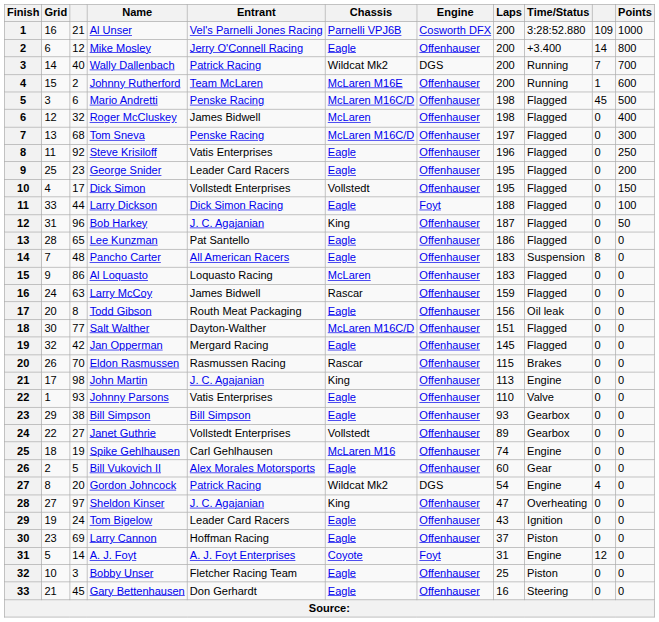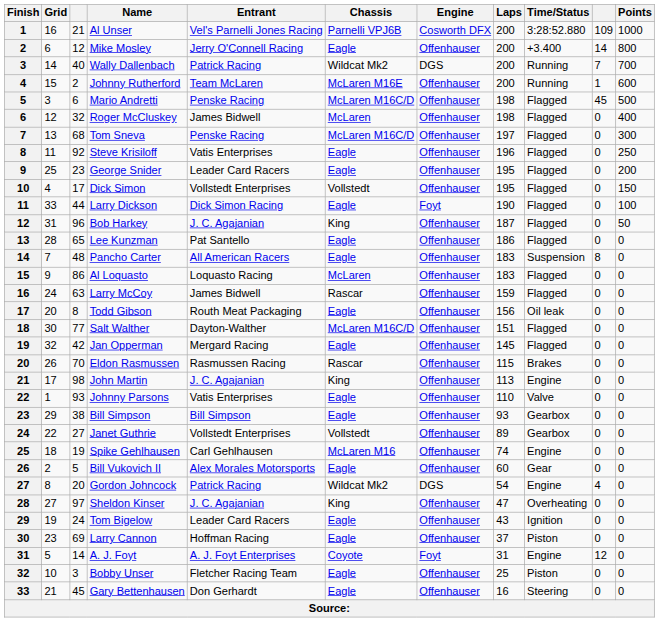(505, 205) 188 -> (505, 205) 190
